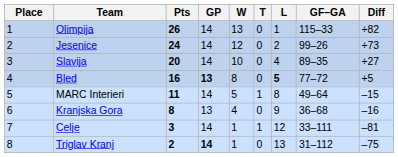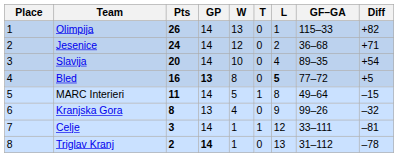(313, 45) 99–26 -> (313, 45) 36–68
(370, 45) +73 -> (370, 45) +71
(370, 62) +27 -> (370, 62) +54
(313, 111) 36–68 -> (313, 111) 99–26
(370, 111) –16 -> (370, 111) –32
(370, 144) –75 -> (370, 144) –78
